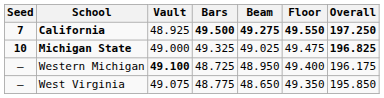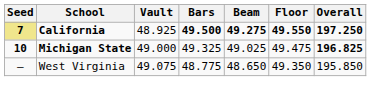(20, 31) no background -> (20, 31) khaki background
- row: (92, 67)
